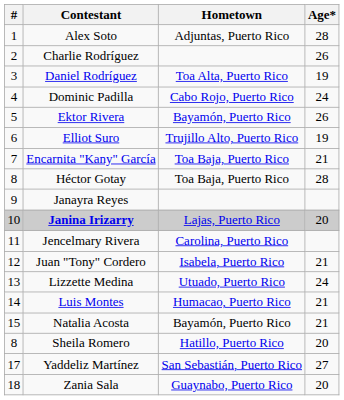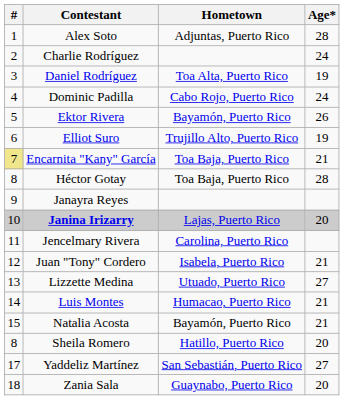(322, 55) 26 -> (322, 55) 24
(14, 158) no background -> (14, 158) khaki background
(322, 281) 24 -> (322, 281) 27
